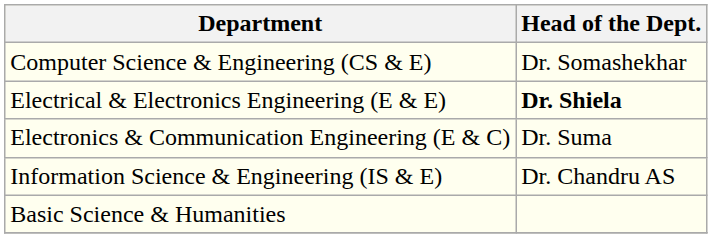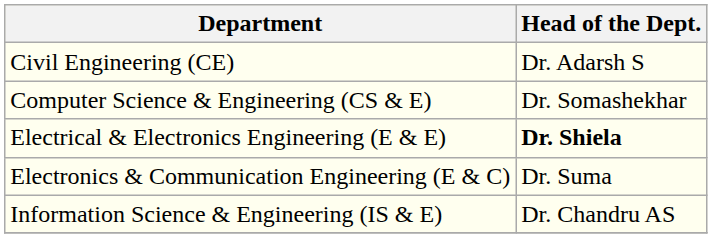+ row: (122, 61)
- row: (148, 213)
